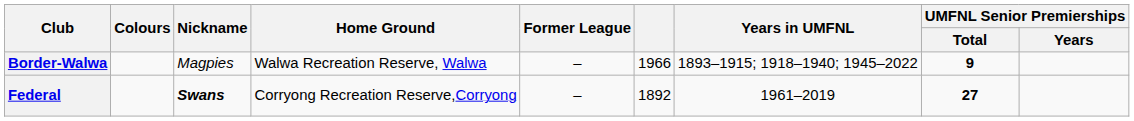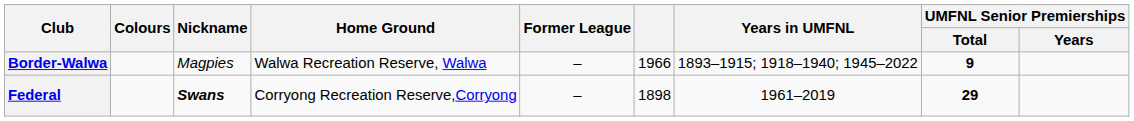(654, 95) 1892 -> (654, 95) 1898
(970, 95) 27 -> (970, 95) 29
